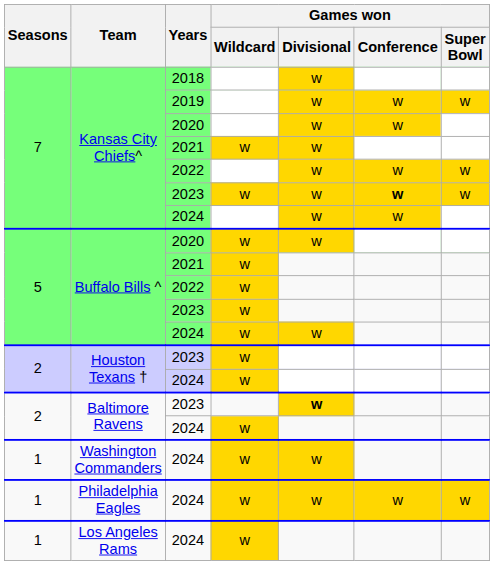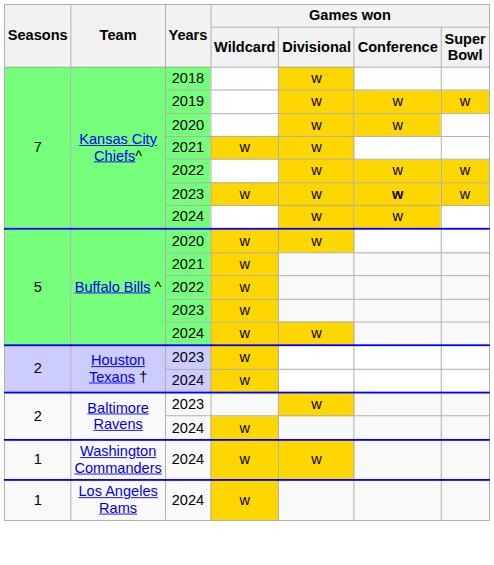(317, 404) bold -> (317, 404) normal
- row: (118, 500)
